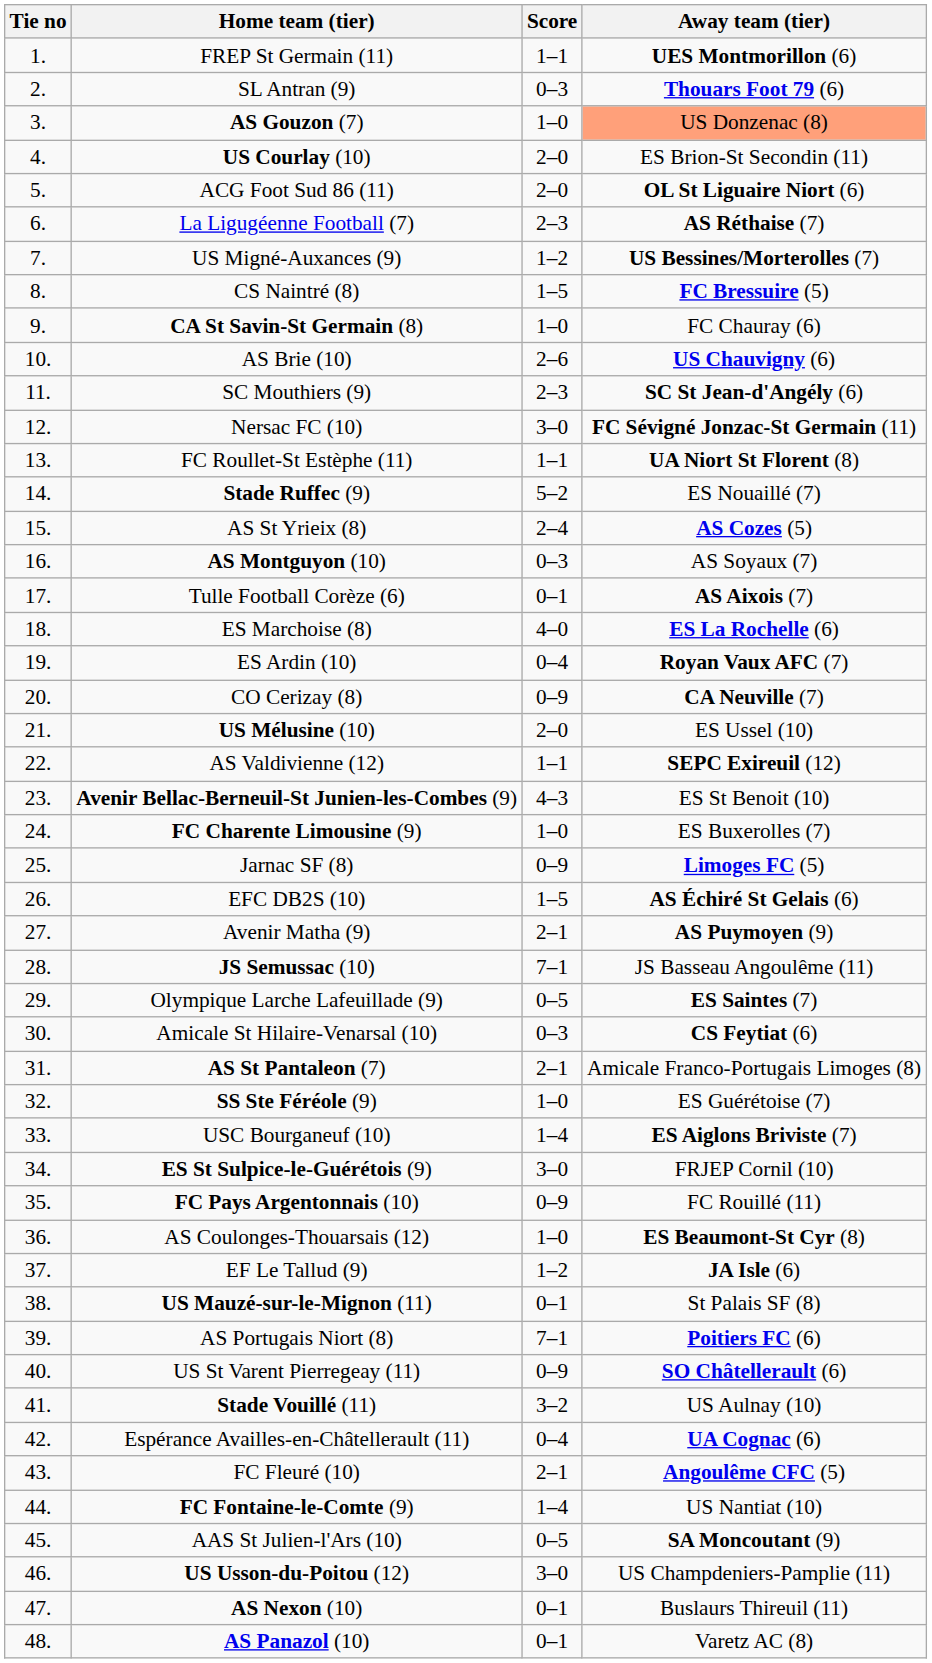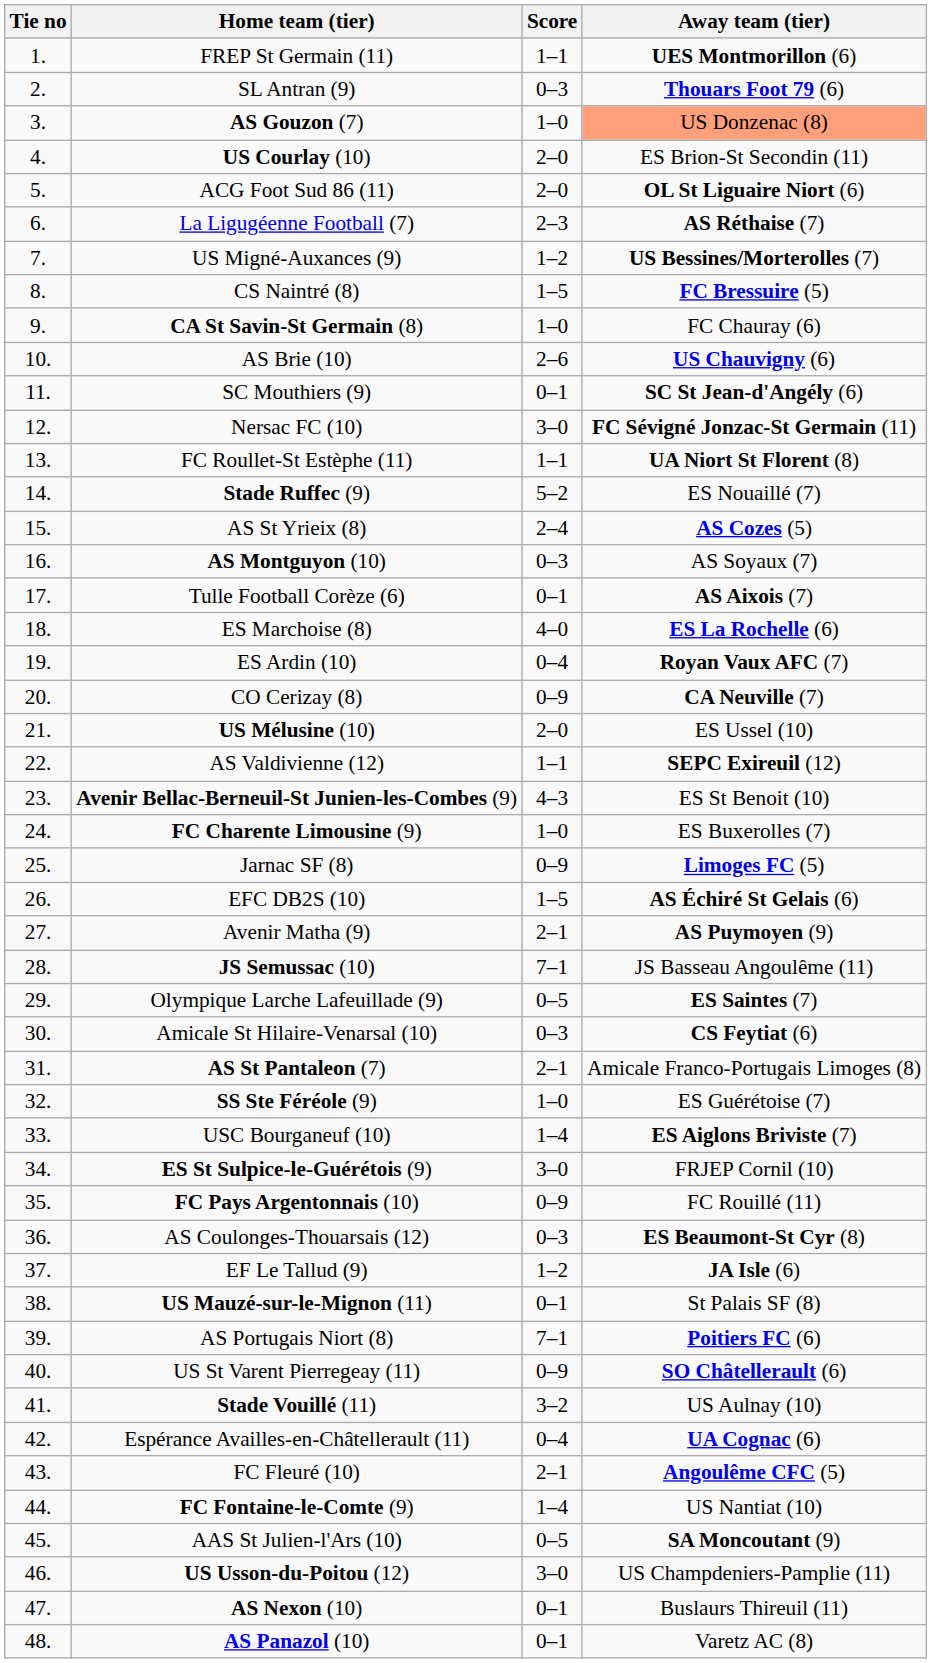(552, 392) 2–3 -> (552, 392) 0–1
(552, 1236) 1–0 -> (552, 1236) 0–3
